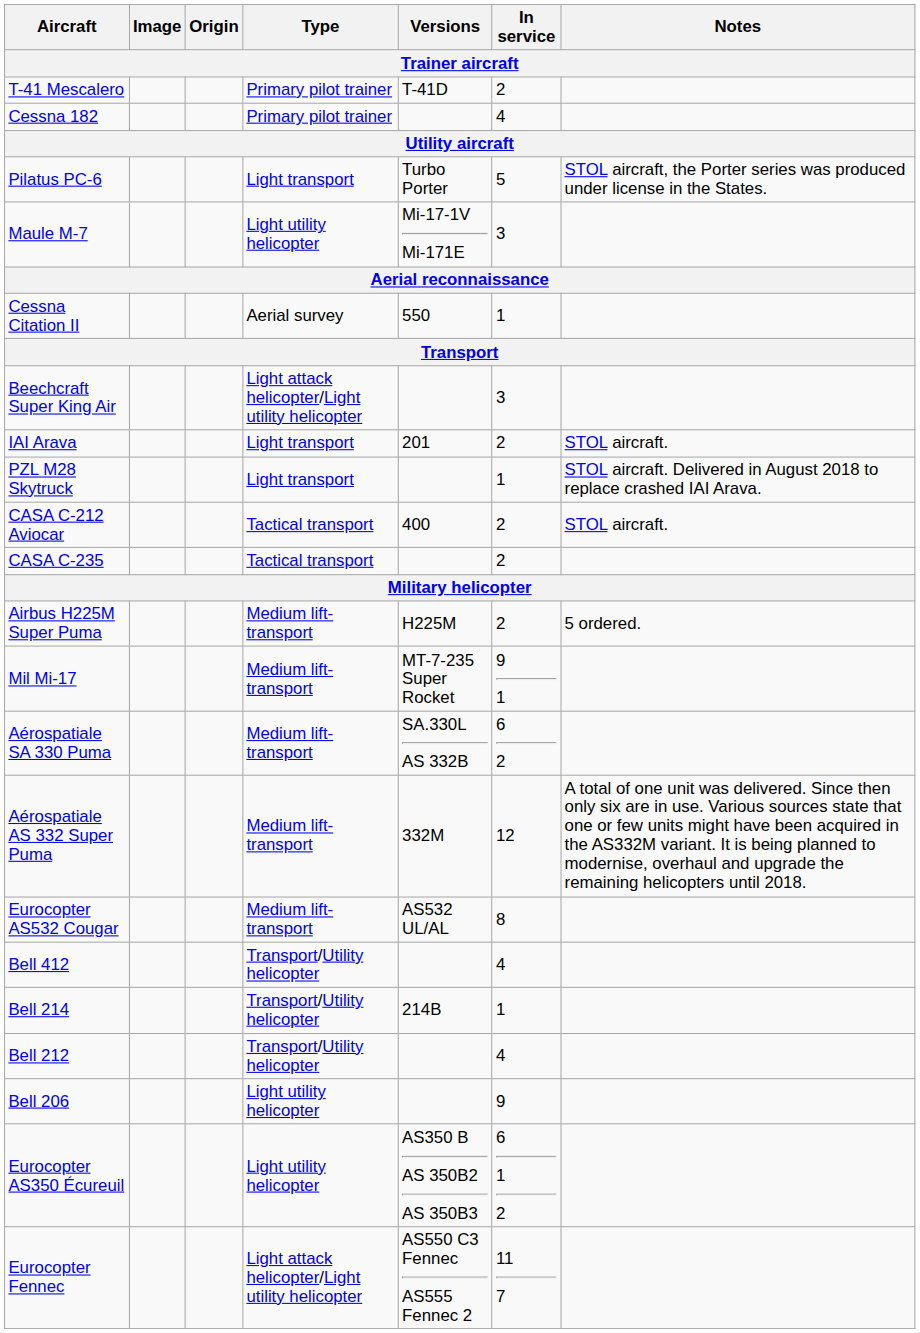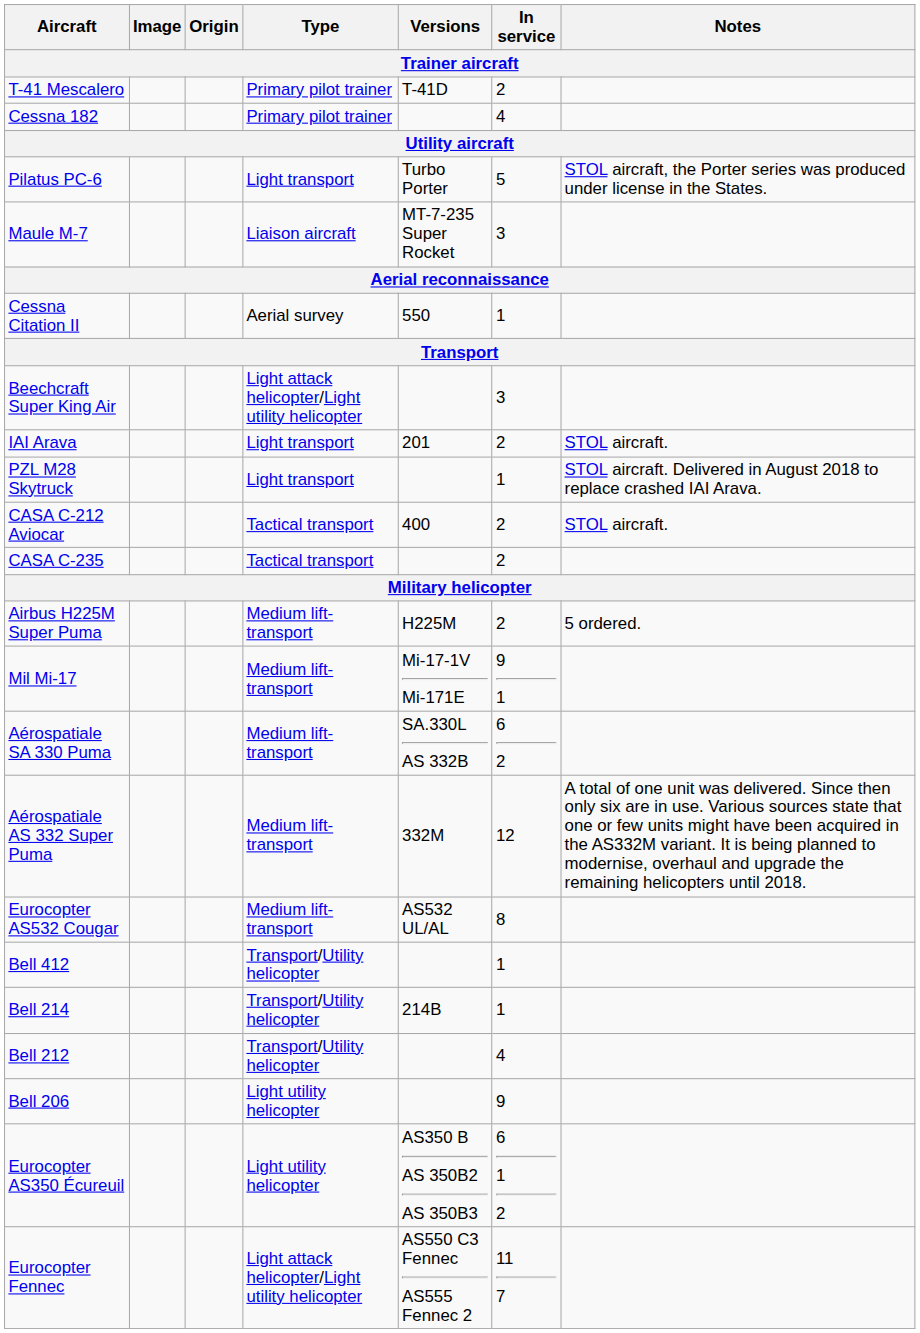(286, 234) Light utility helicopter -> (301, 234) Liaison aircraft
(445, 234) Mi-17-1V Mi-171E -> (438, 234) MT-7-235 Super Rocket
(438, 678) MT-7-235 Super Rocket -> (445, 678) Mi-17-1V Mi-171E
(501, 964) 4 -> (501, 964) 1
